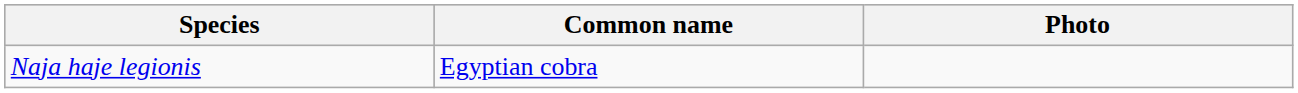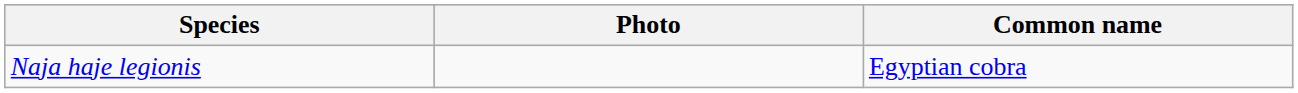columns swapped: (648, 25) <-> (1078, 25)
